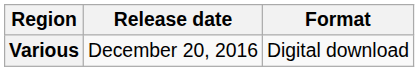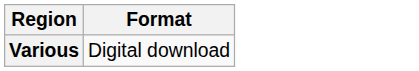- column: (173, 19)
